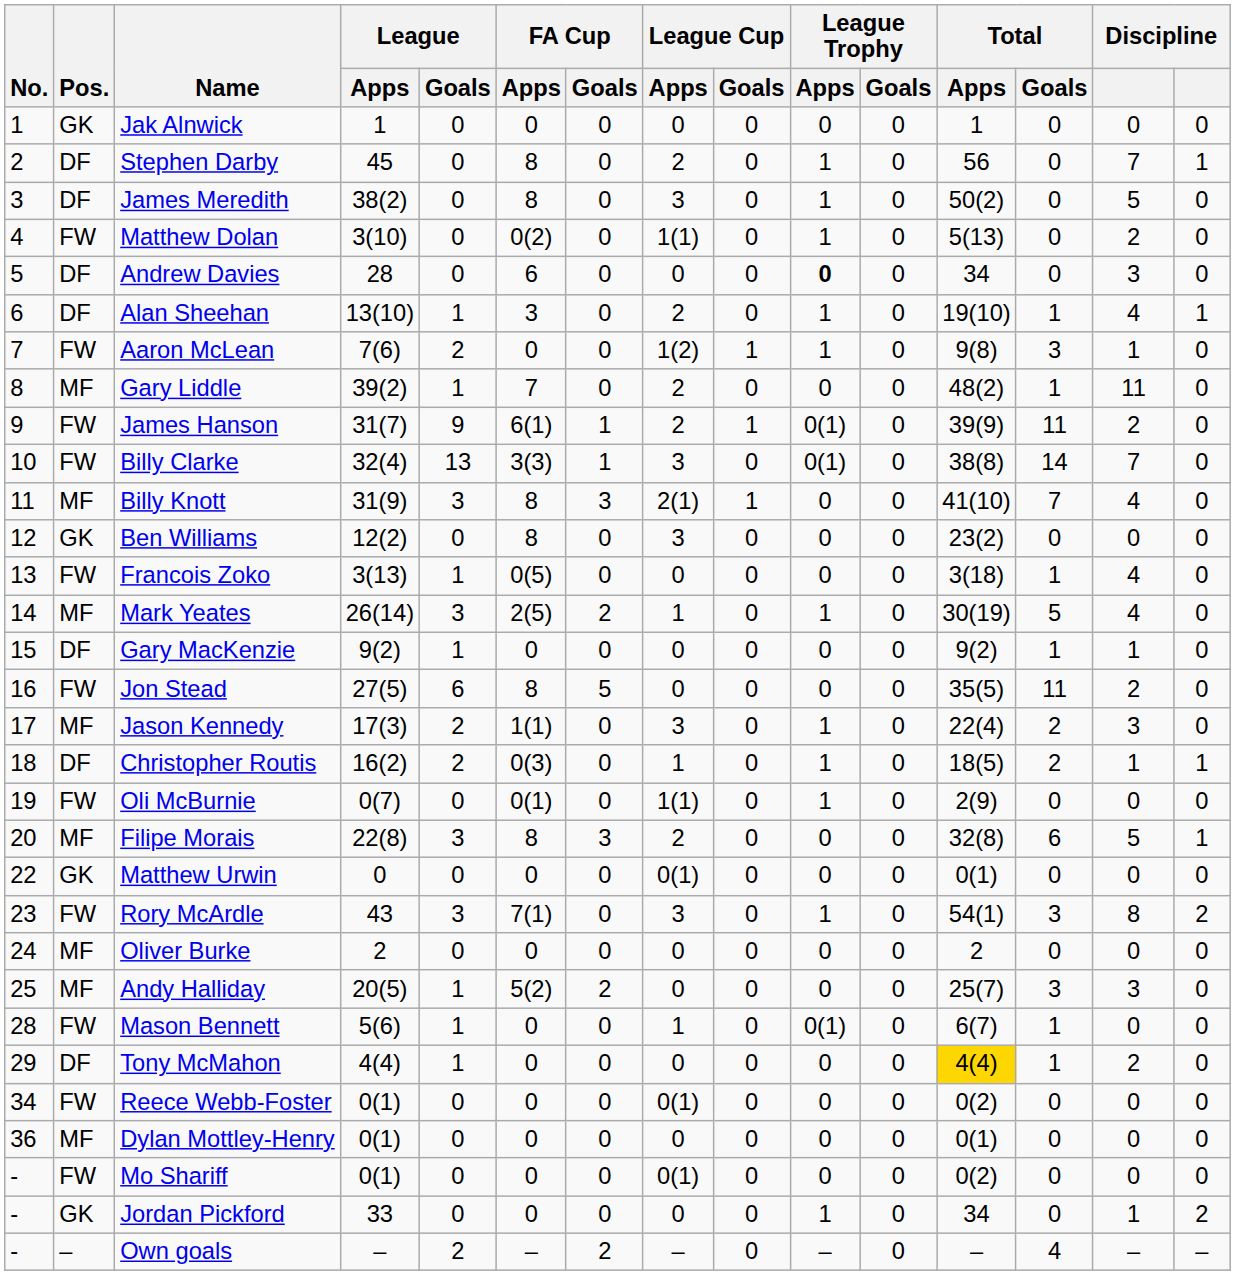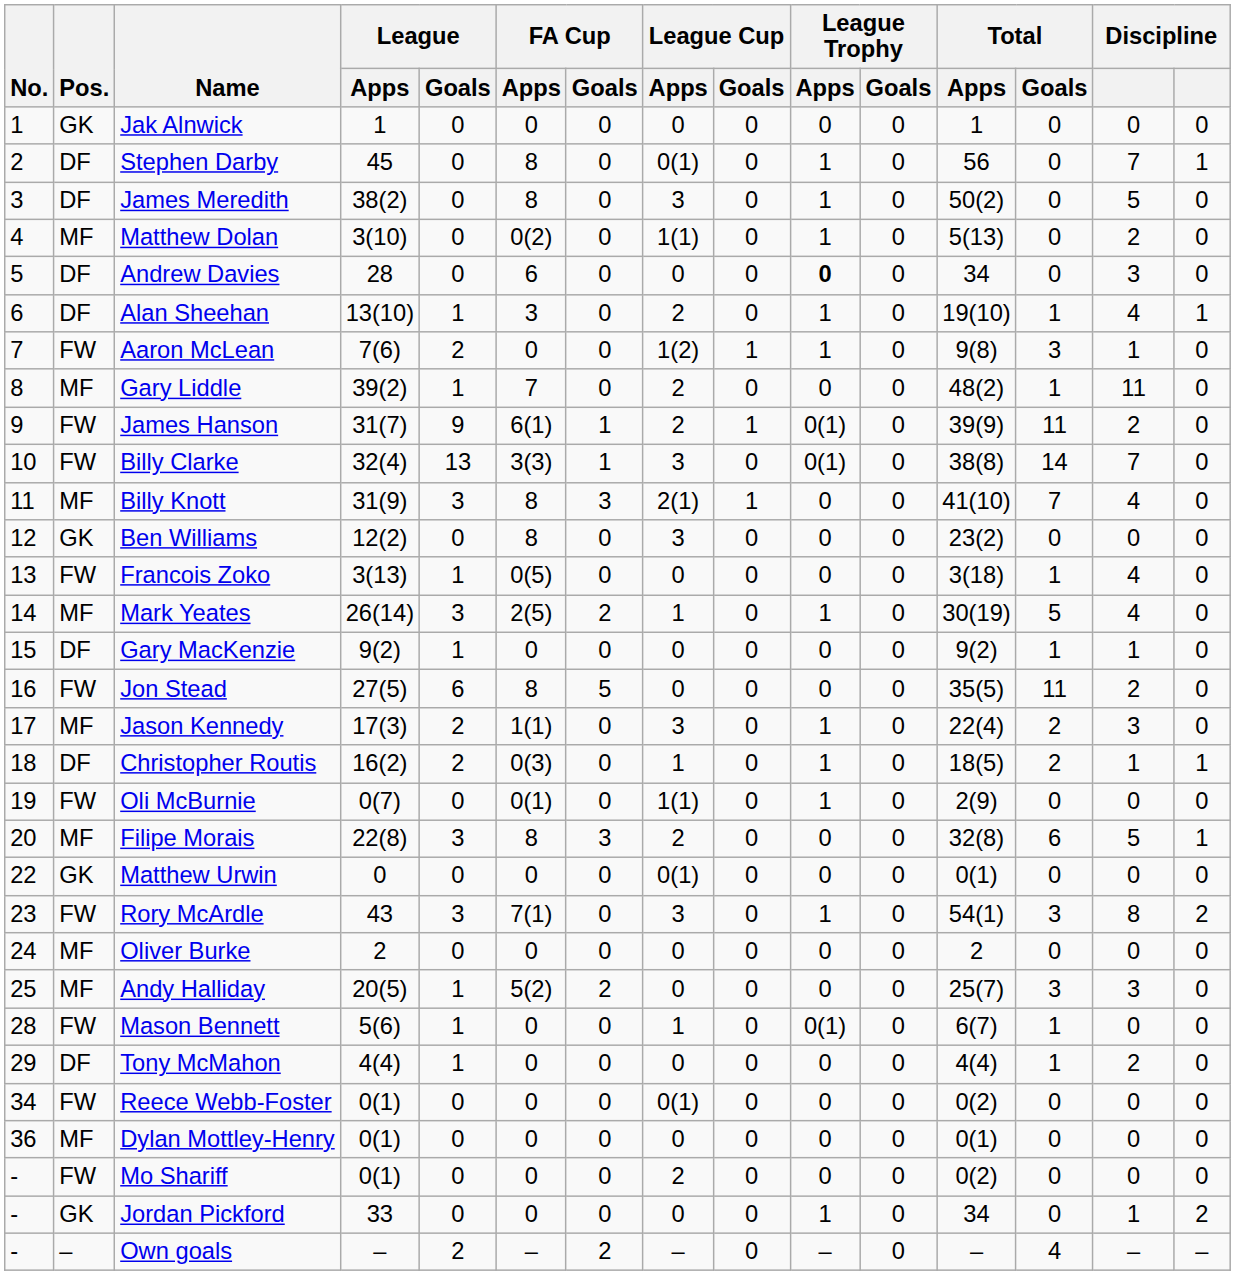(678, 162) 2 -> (678, 162) 0(1)
(78, 237) FW -> (76, 237) MF
(976, 1063) gold background -> (976, 1063) no background
(678, 1176) 0(1) -> (678, 1176) 2
